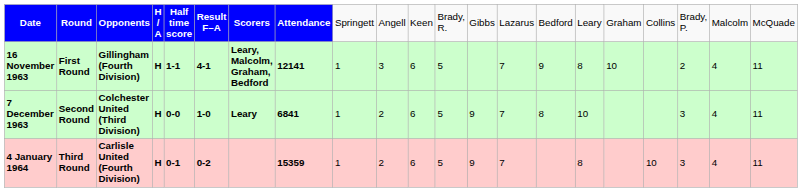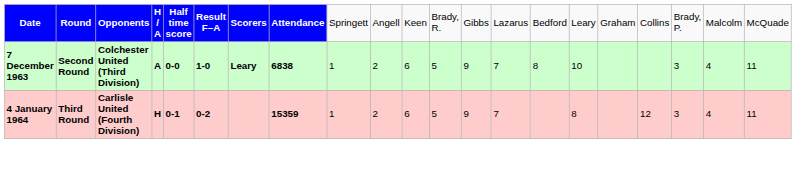- row: (30, 66)
(158, 114) H -> (158, 66) A
(288, 114) 6841 -> (282, 66) 6838
(651, 162) 10 -> (645, 114) 12
